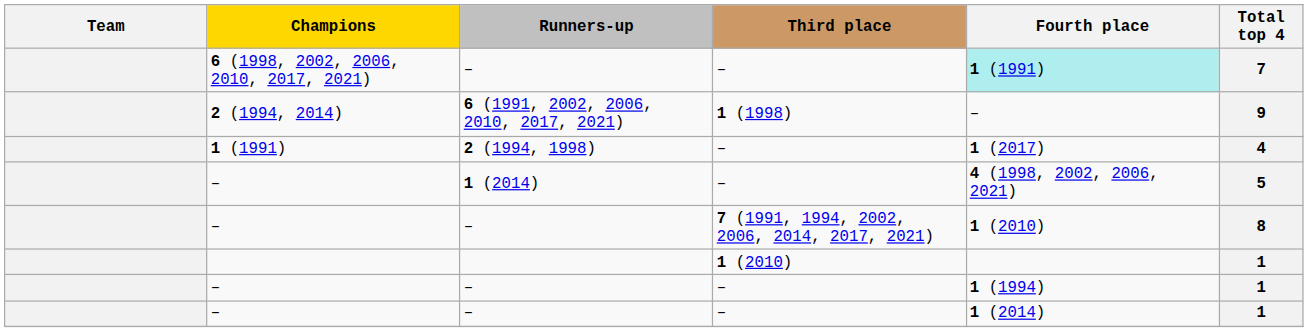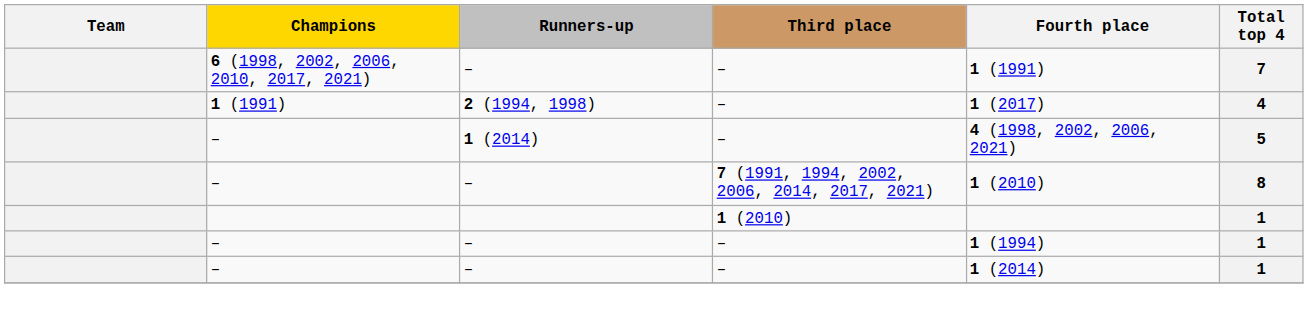(1008, 70) paleturquoise background -> (1008, 70) no background
- row: (277, 114)
